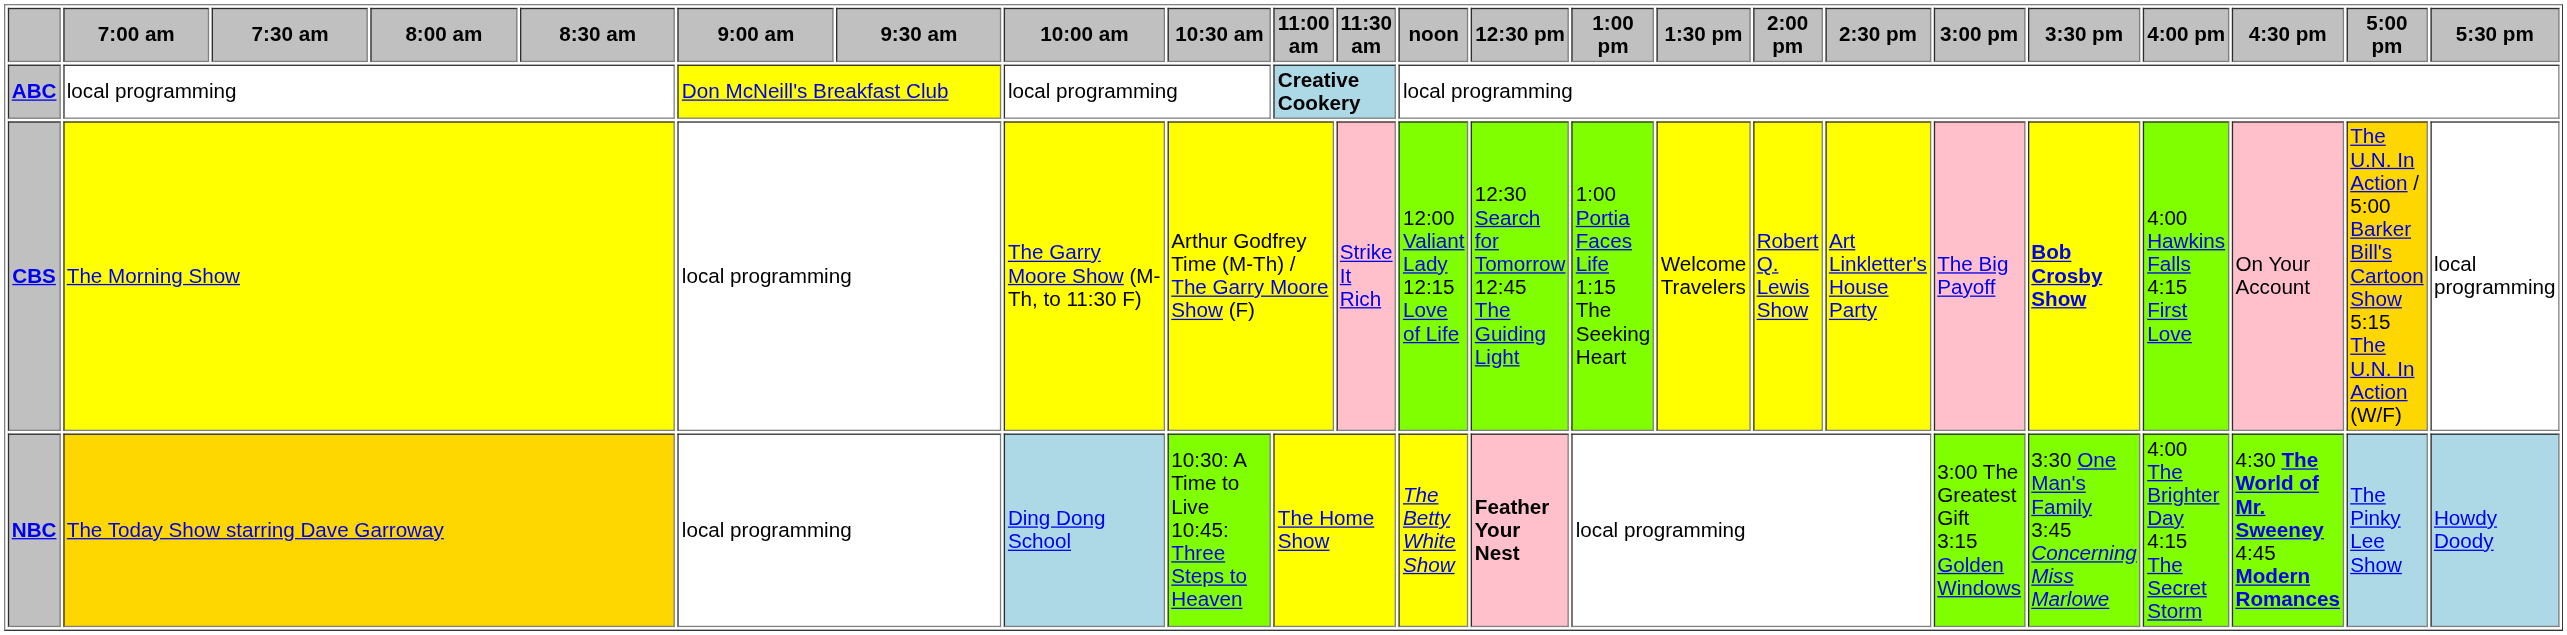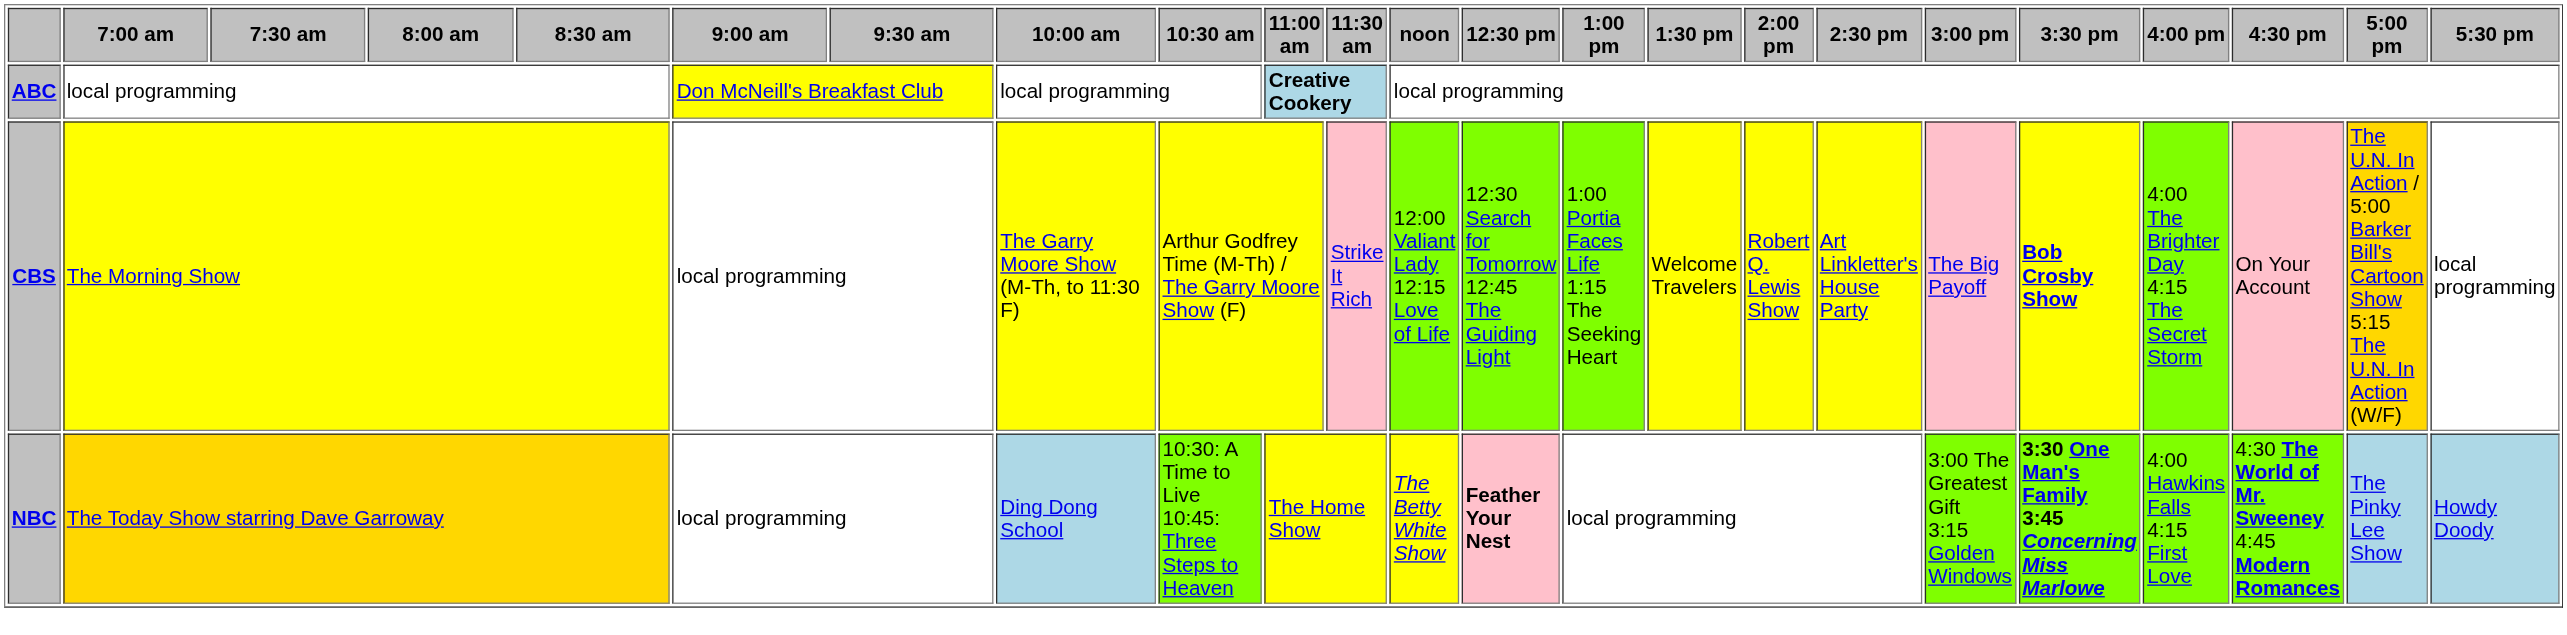(2186, 276) 4:00 Hawkins Falls 4:15 First Love -> (2183, 276) 4:00 The Brighter Day 4:15 The Secret Storm
(2084, 530) normal -> (2080, 518) bold
(2183, 530) 4:00 The Brighter Day 4:15 The Secret Storm -> (2186, 518) 4:00 Hawkins Falls 4:15 First Love
